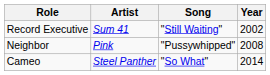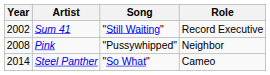columns swapped: (252, 12) <-> (47, 12)
